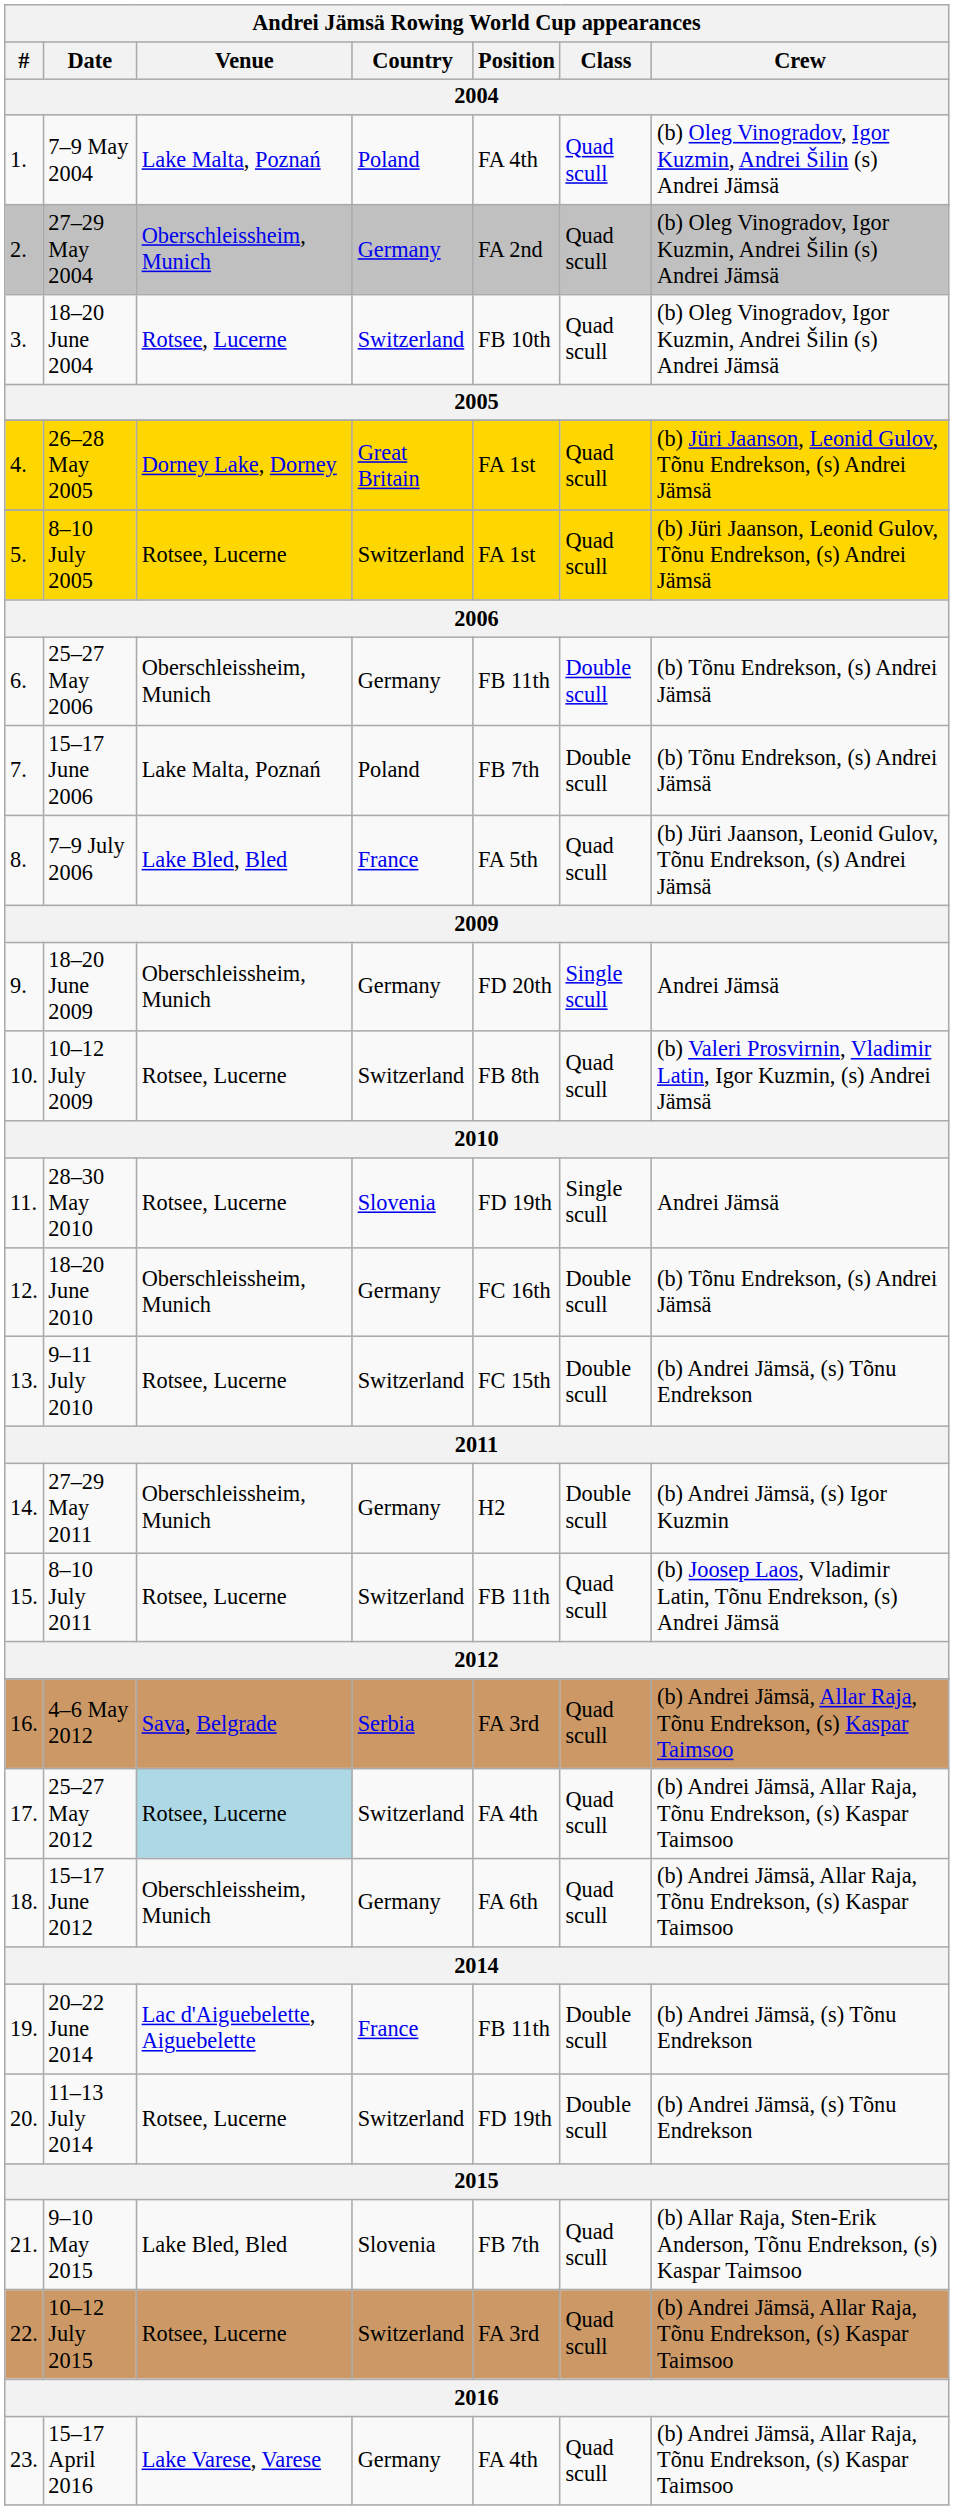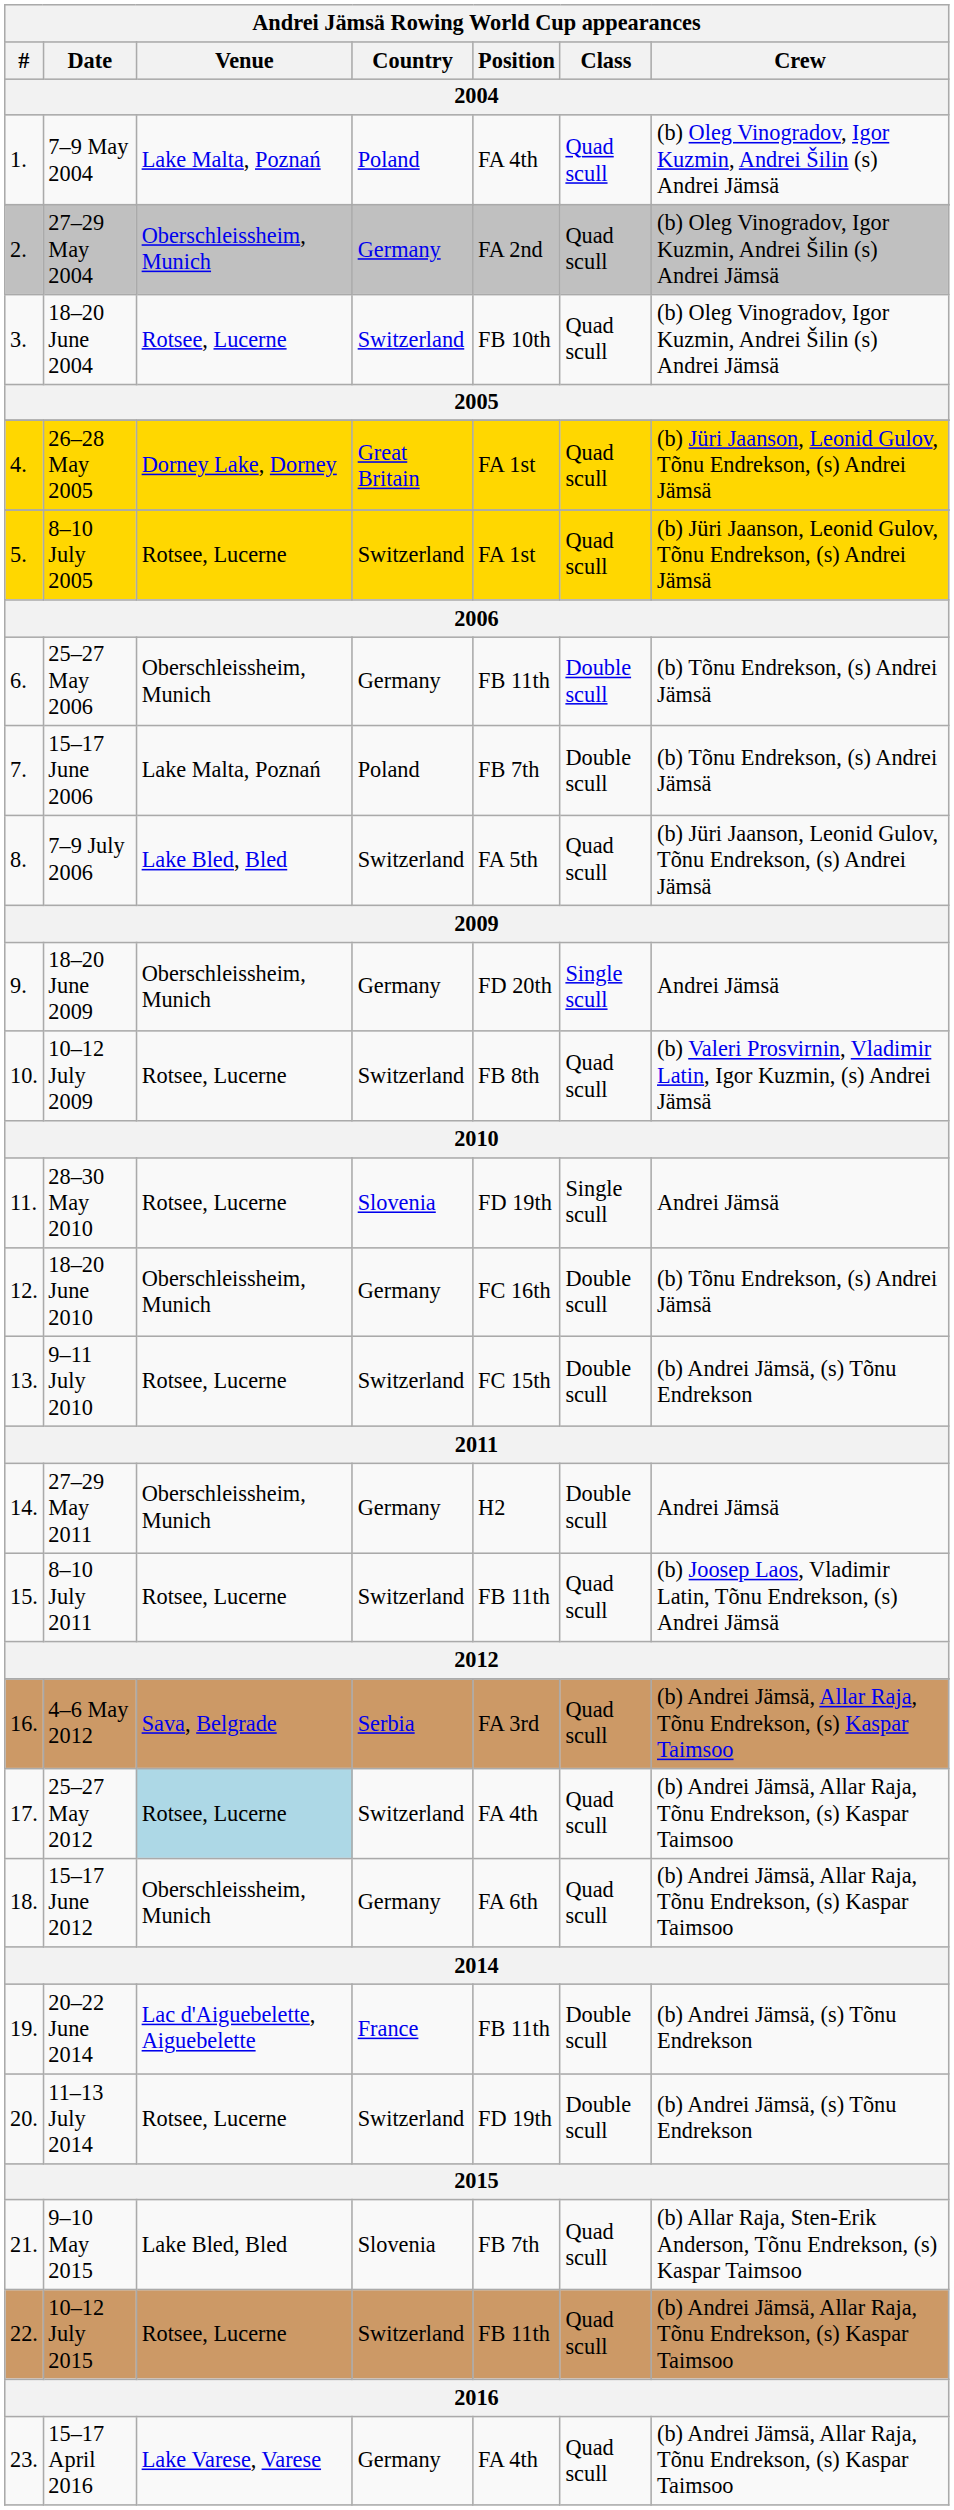(388, 860) France -> (411, 860) Switzerland
(772, 1507) (b) Andrei Jämsä, (s) Igor Kuzmin -> (718, 1507) Andrei Jämsä
(509, 2334) FA 3rd -> (514, 2334) FB 11th
